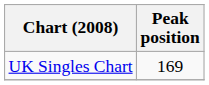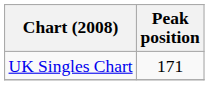(170, 65) 169 -> (170, 65) 171
